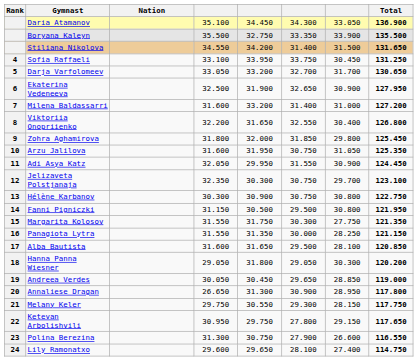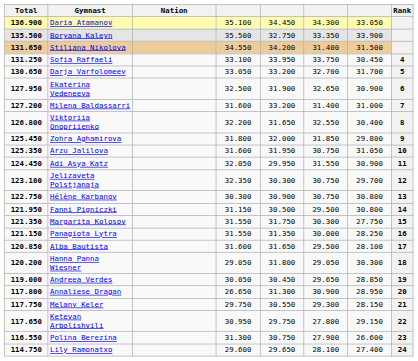columns swapped: (15, 11) <-> (391, 11)
